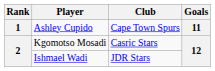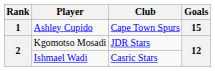(196, 27) 11 -> (196, 27) 15
(134, 43) Casric Stars -> (130, 43) JDR Stars
(130, 58) JDR Stars -> (134, 58) Casric Stars
